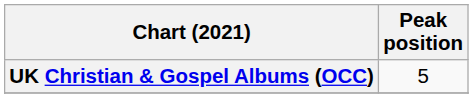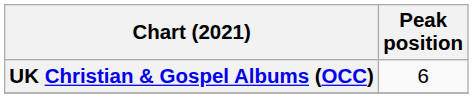(423, 76) 5 -> (423, 76) 6
